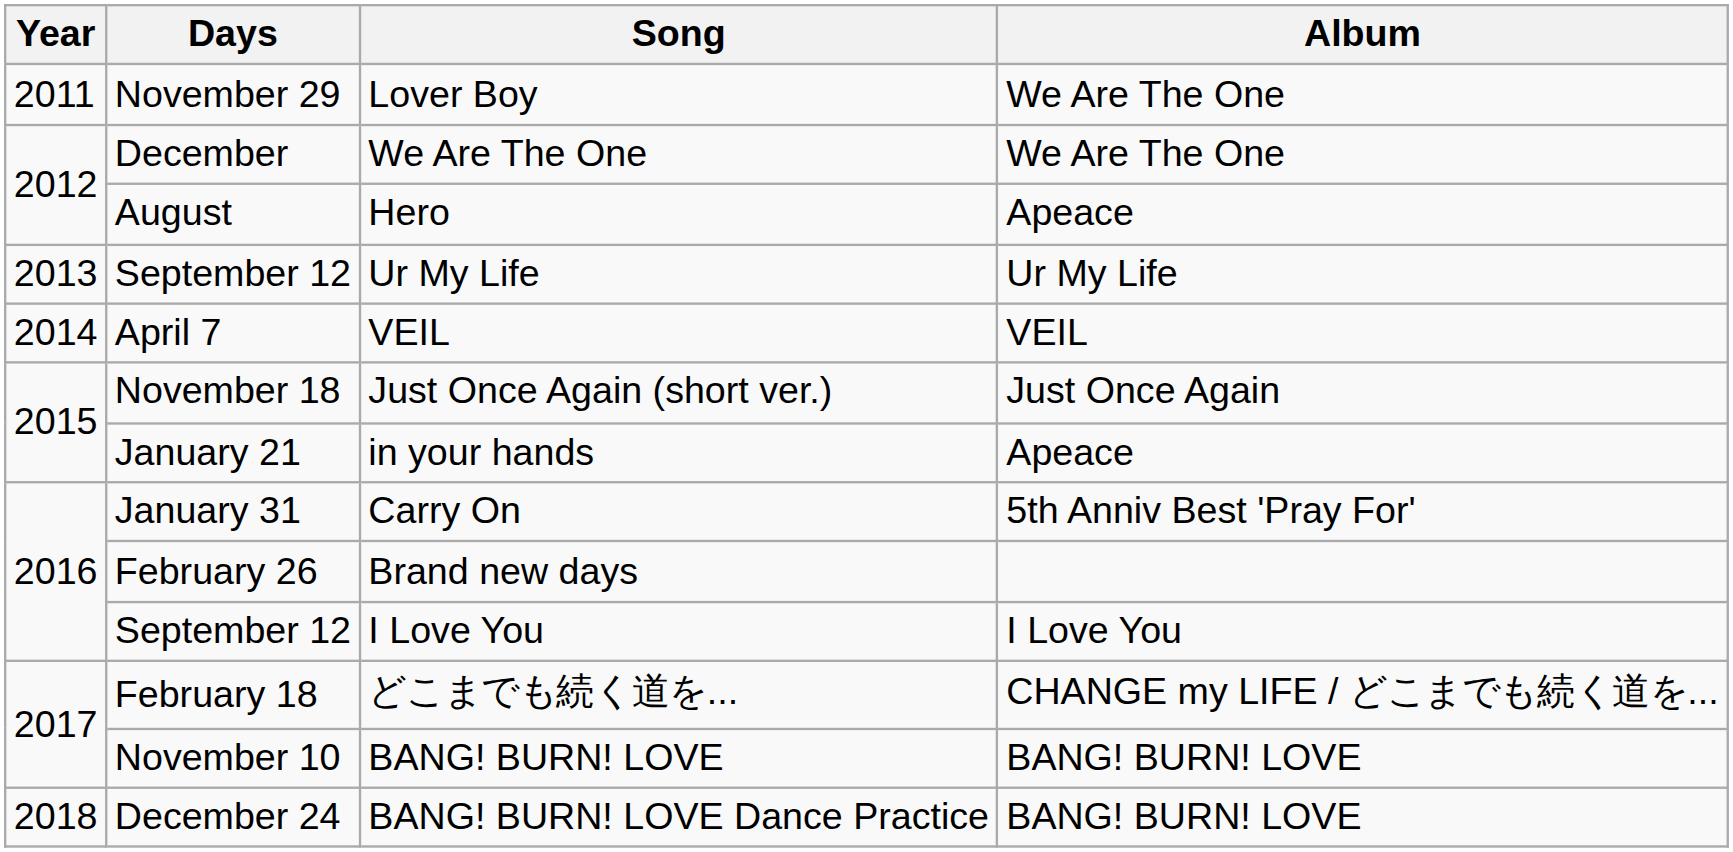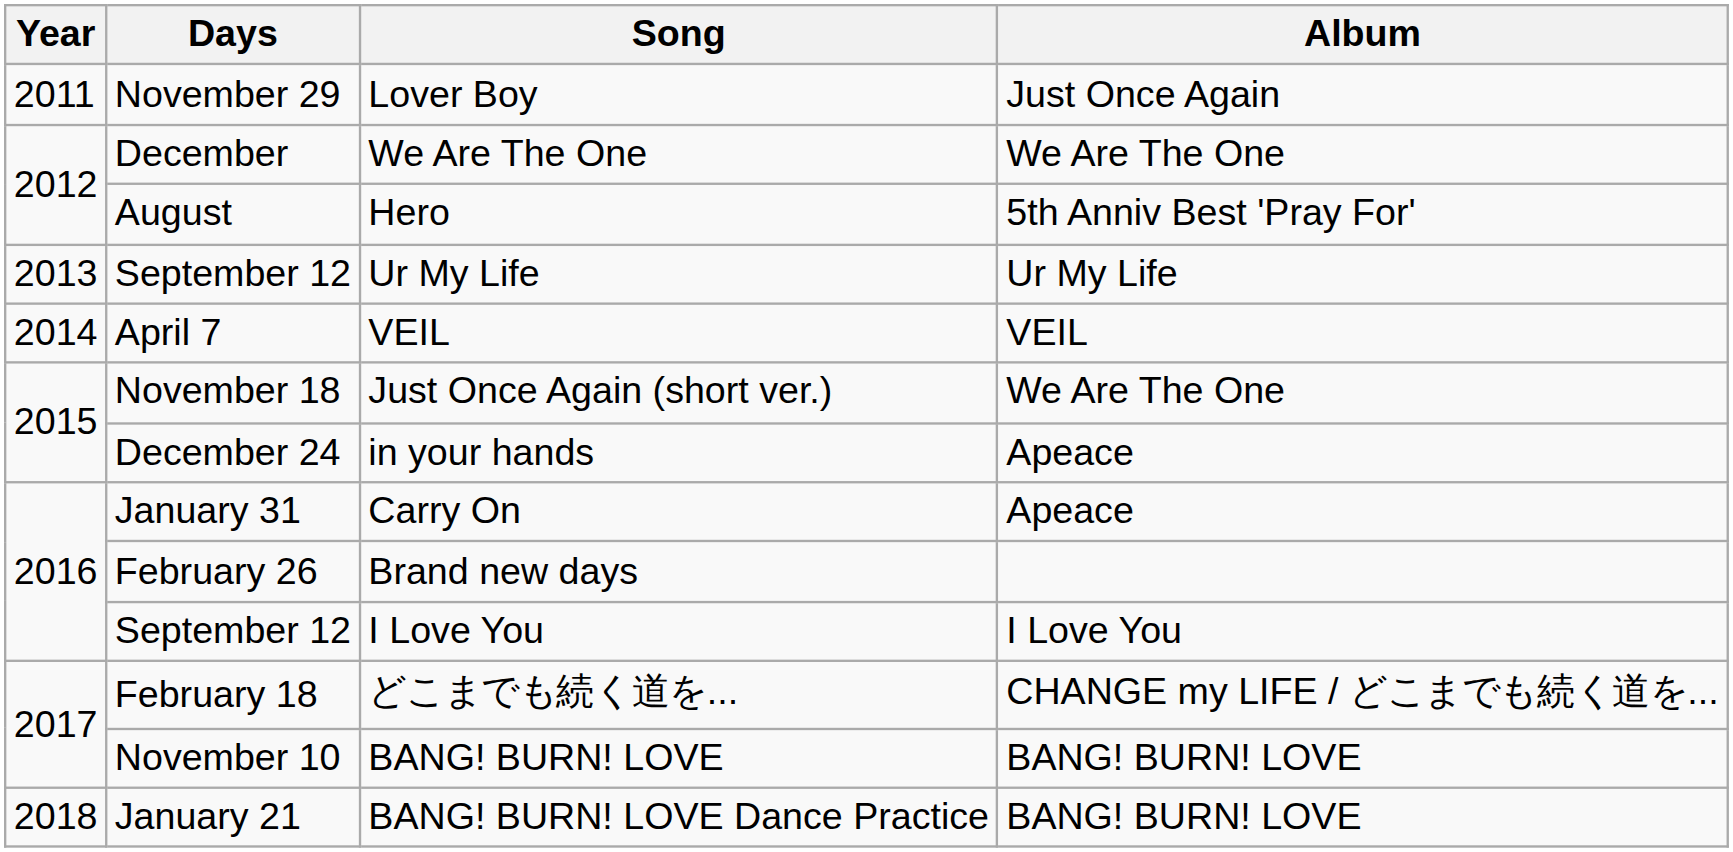(1146, 93) We Are The One -> (1143, 93) Just Once Again
(1070, 213) Apeace -> (1211, 213) 5th Anniv Best 'Pray For'
(1143, 392) Just Once Again -> (1146, 392) We Are The One
(208, 451) January 21 -> (228, 451) December 24
(1211, 511) 5th Anniv Best 'Pray For' -> (1070, 511) Apeace
(228, 816) December 24 -> (208, 816) January 21
